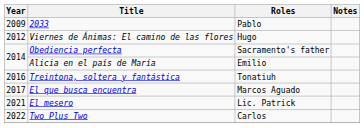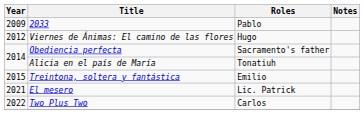(252, 63) Emilio -> (257, 63) Tonatiuh
(16, 77) 2016 -> (16, 77) 2015
(257, 77) Tonatiuh -> (252, 77) Emilio
- row: (83, 90)
